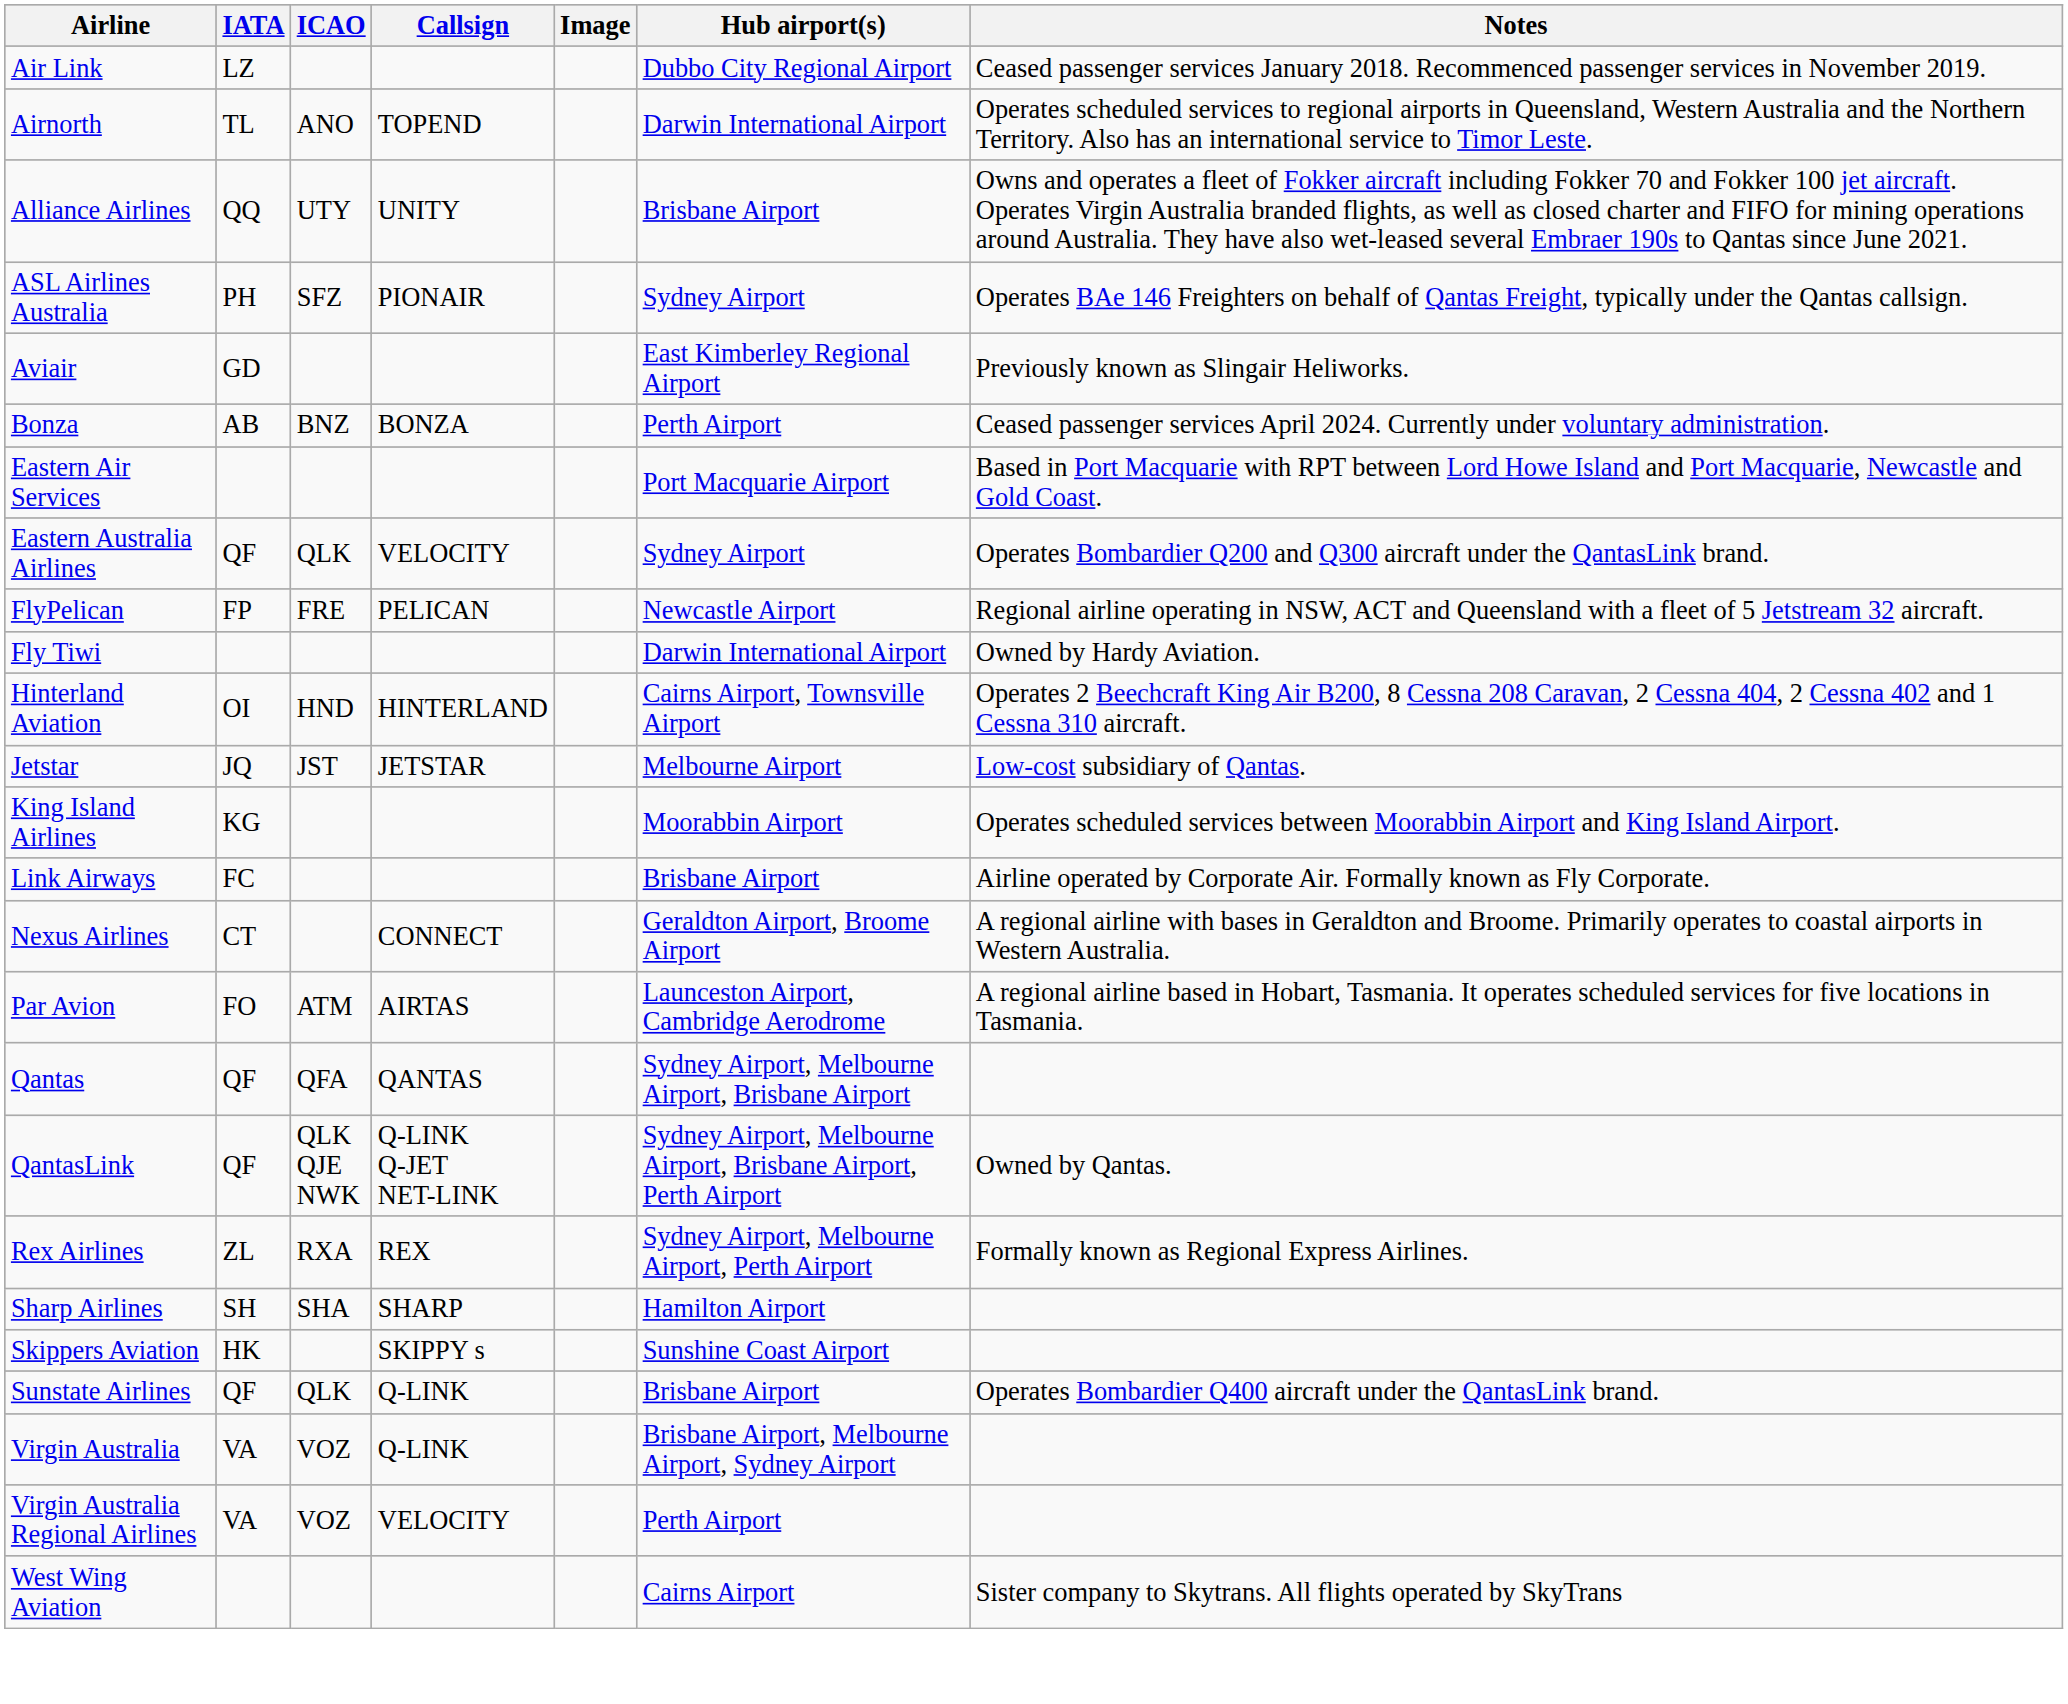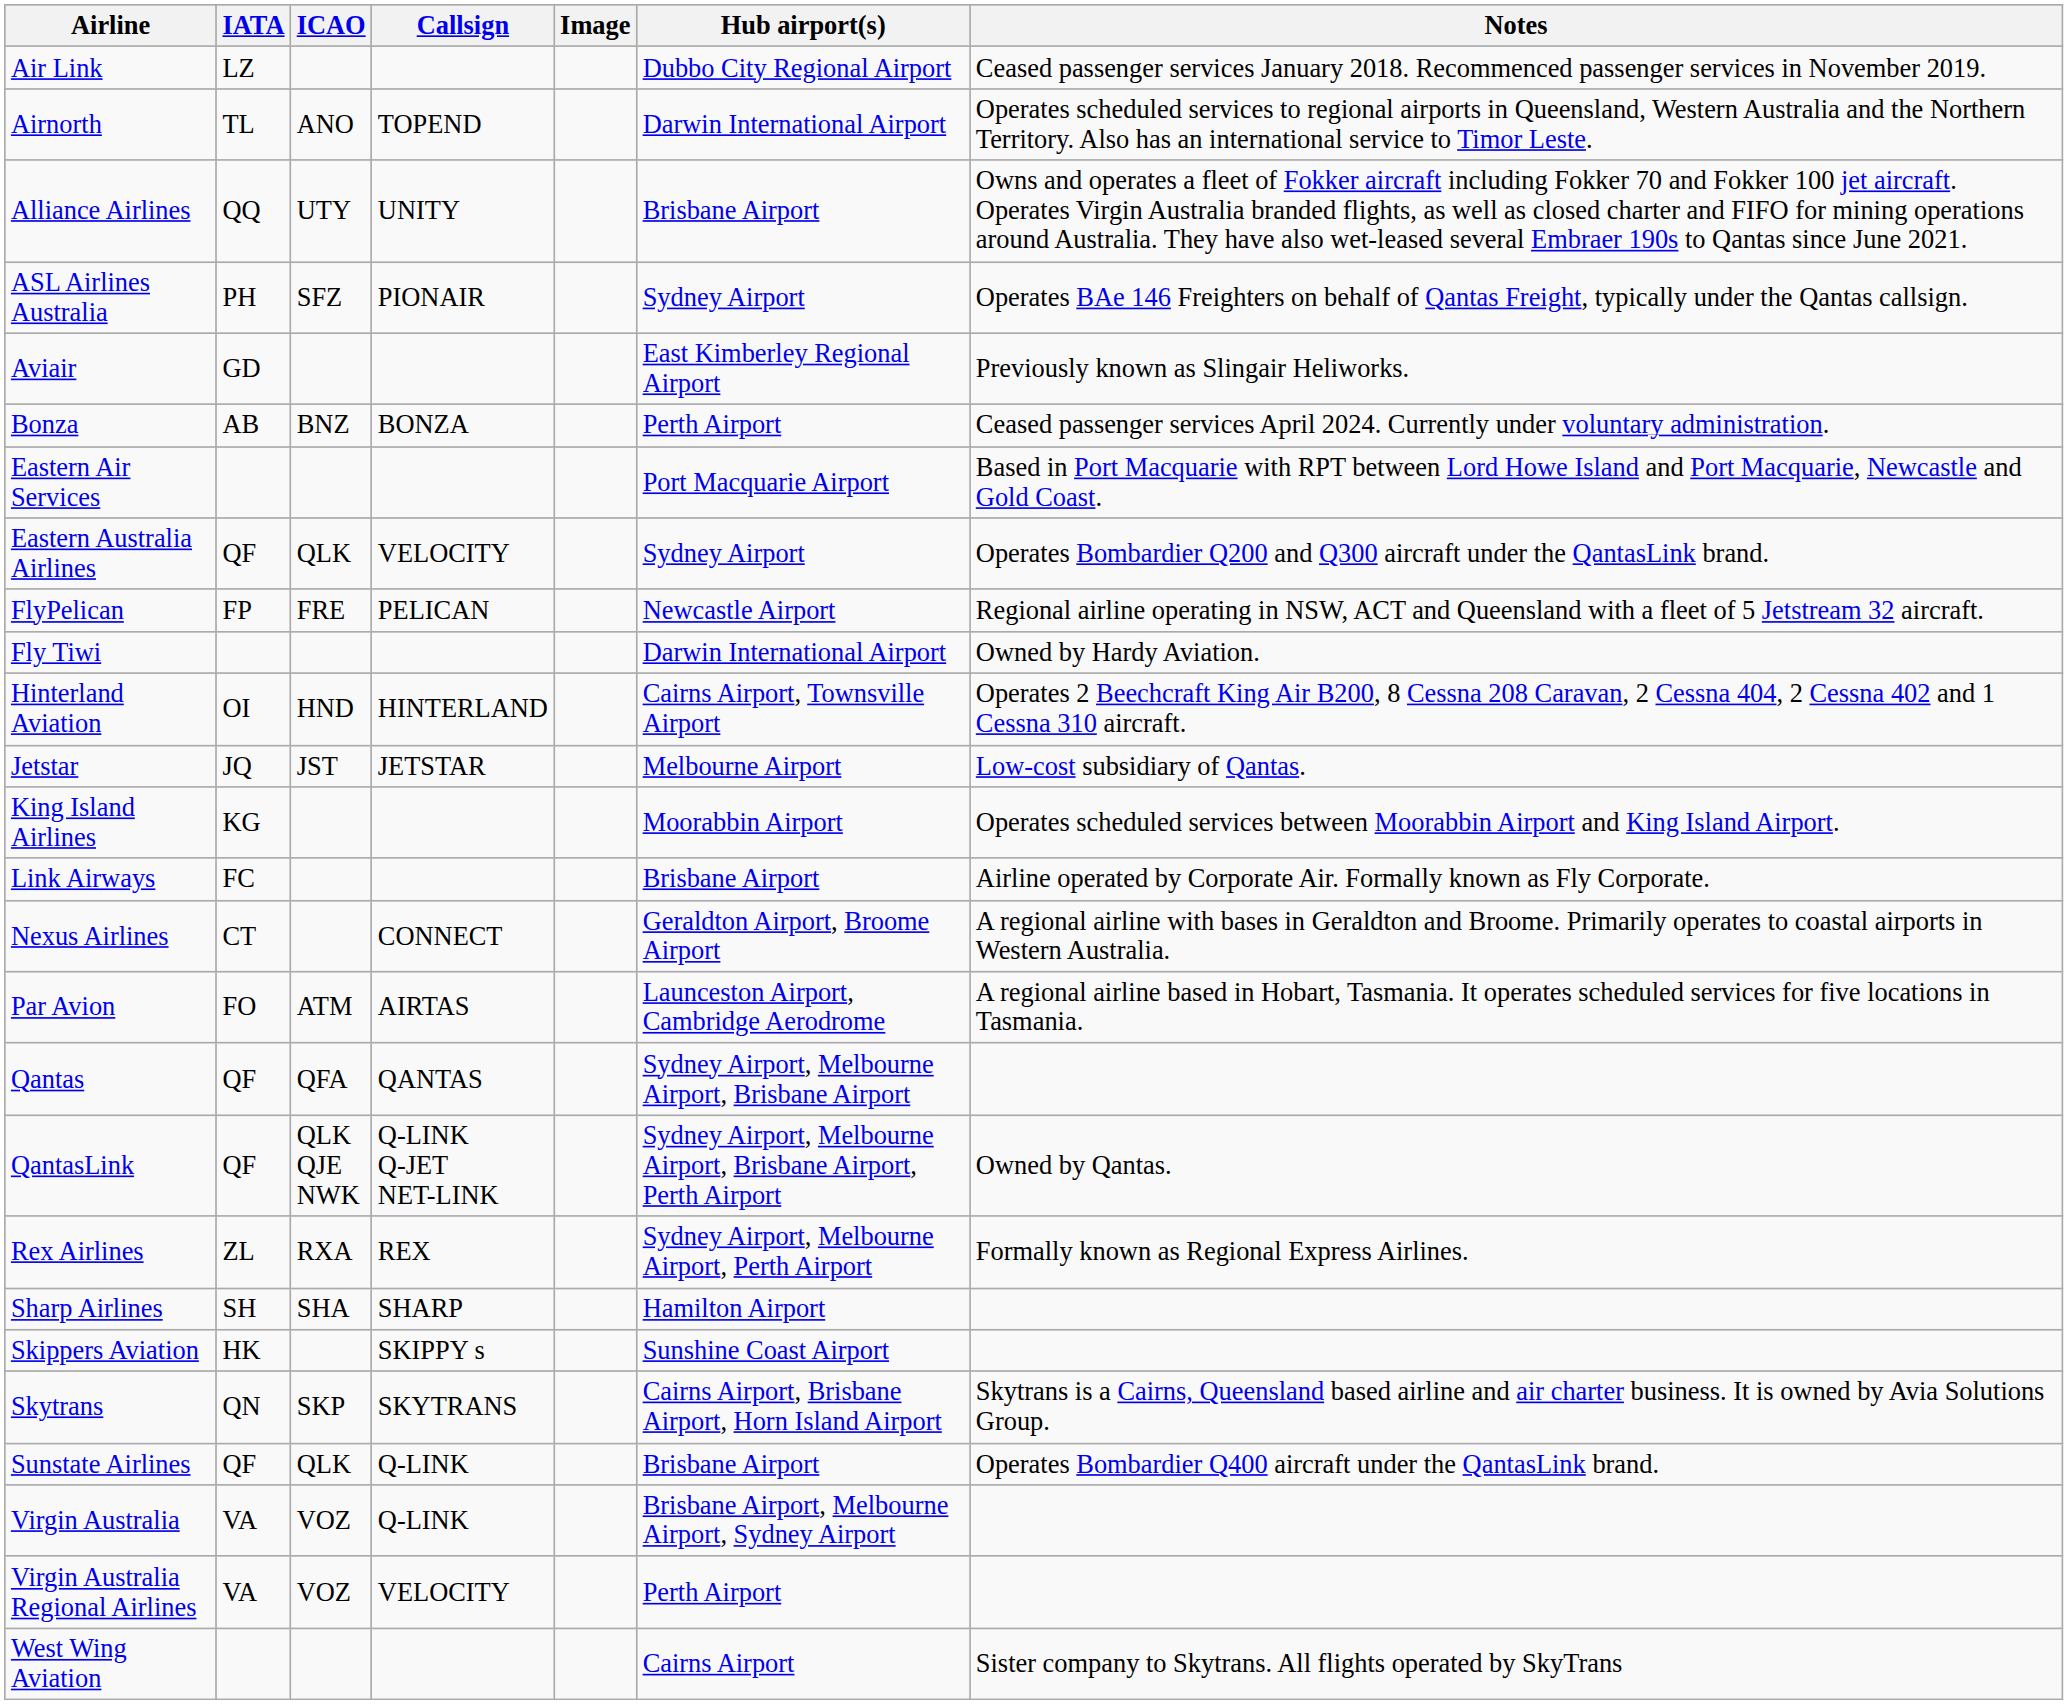+ row: (57, 1406)
